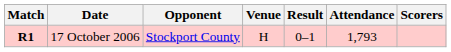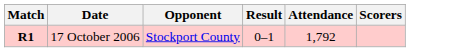- column: (264, 15)
(362, 36) 1,793 -> (321, 36) 1,792
